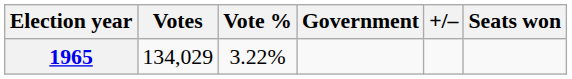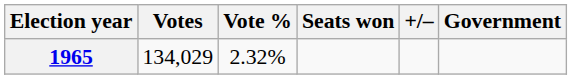columns swapped: (515, 21) <-> (361, 21)
(258, 56) 3.22% -> (258, 56) 2.32%
